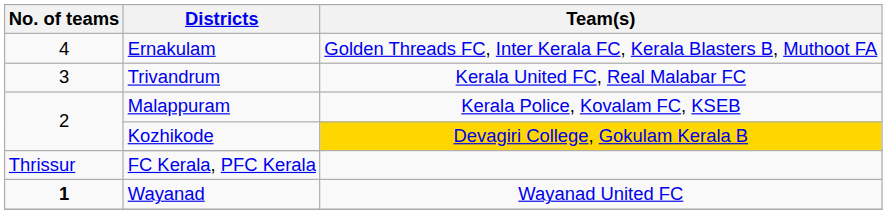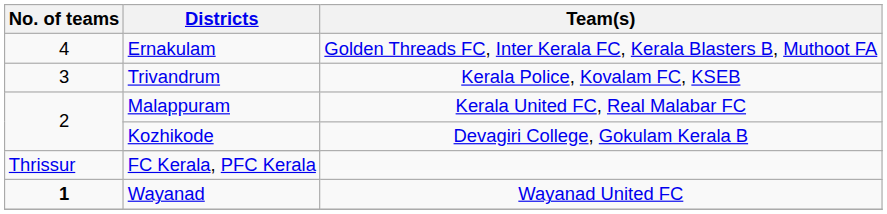(601, 77) Kerala United FC, Real Malabar FC -> (601, 77) Kerala Police, Kovalam FC, KSEB
(601, 106) Kerala Police, Kovalam FC, KSEB -> (601, 106) Kerala United FC, Real Malabar FC
(601, 135) gold background -> (601, 135) no background
